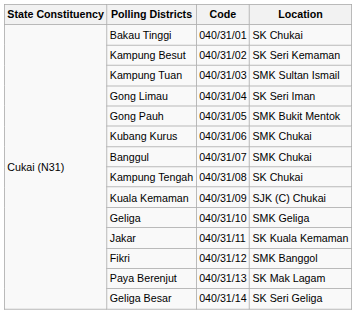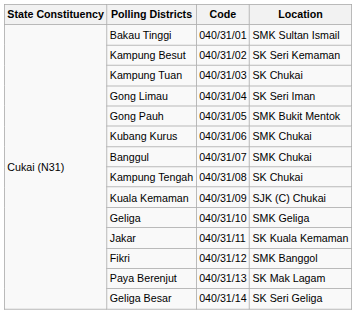(278, 35) SK Chukai -> (296, 35) SMK Sultan Ismail
(296, 76) SMK Sultan Ismail -> (278, 76) SK Chukai
